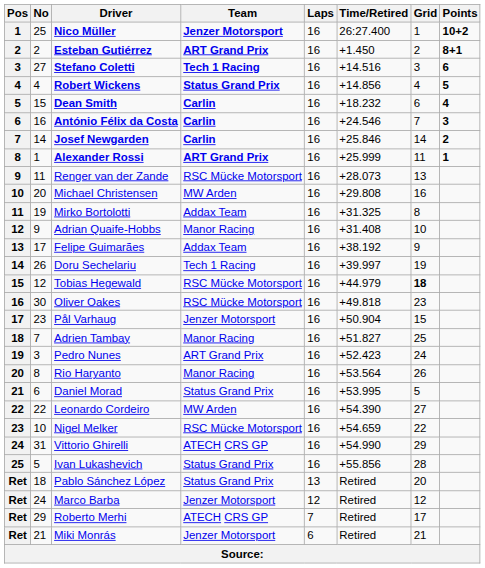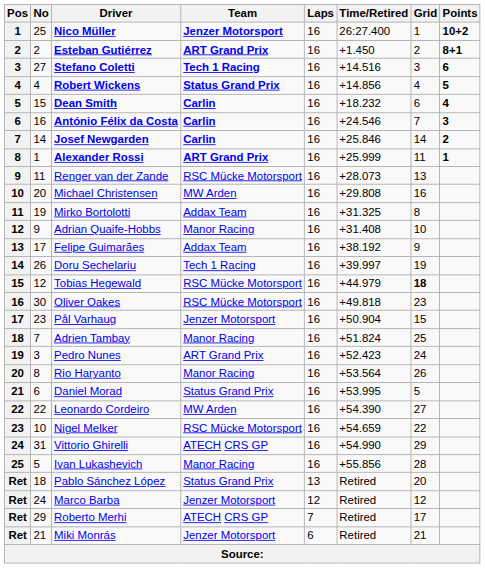(360, 337) +51.827 -> (360, 337) +51.824
(228, 463) Status Grand Prix -> (219, 463) Manor Racing
